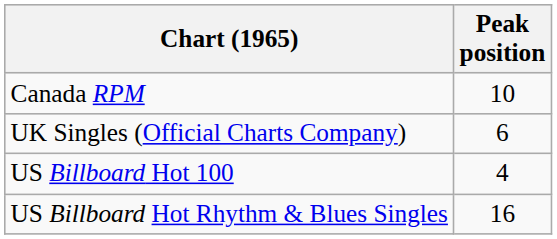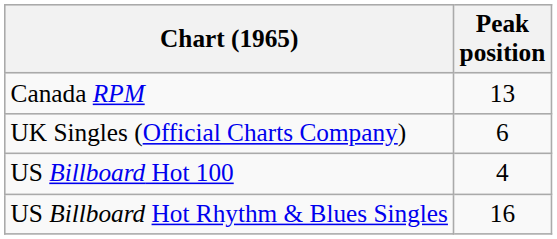(502, 93) 10 -> (502, 93) 13
